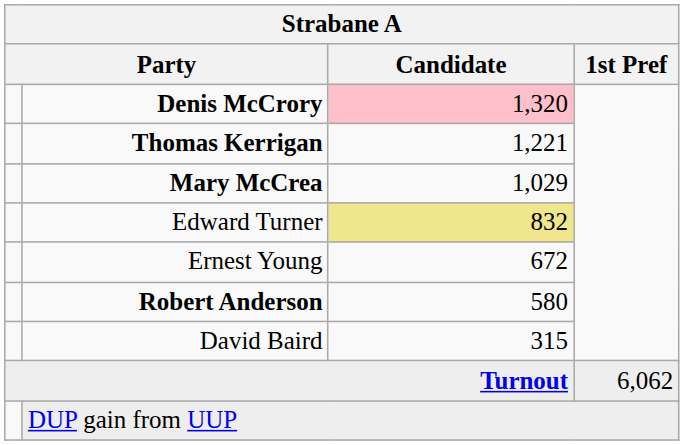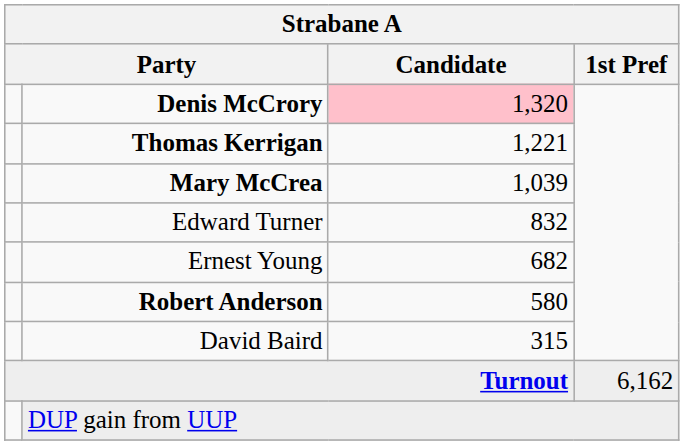(540, 182) 1,029 -> (540, 182) 1,039
(549, 222) khaki background -> (549, 222) no background
(549, 261) 672 -> (549, 261) 682
(645, 380) 6,062 -> (645, 380) 6,162
